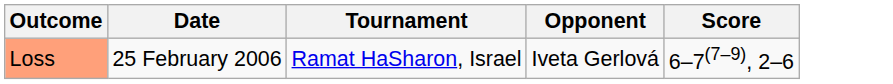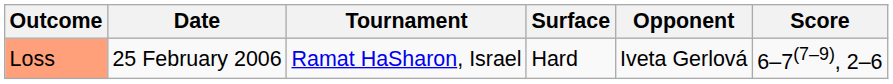+ column: (571, 21)
